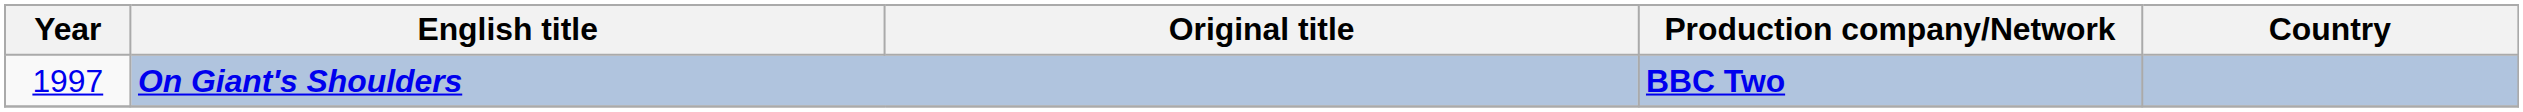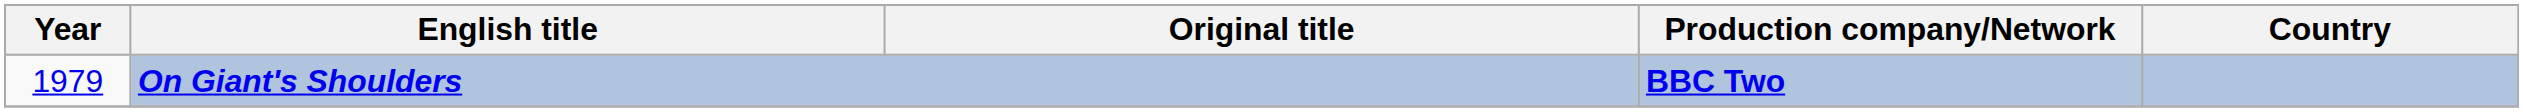(68, 80) 1997 -> (68, 80) 1979
